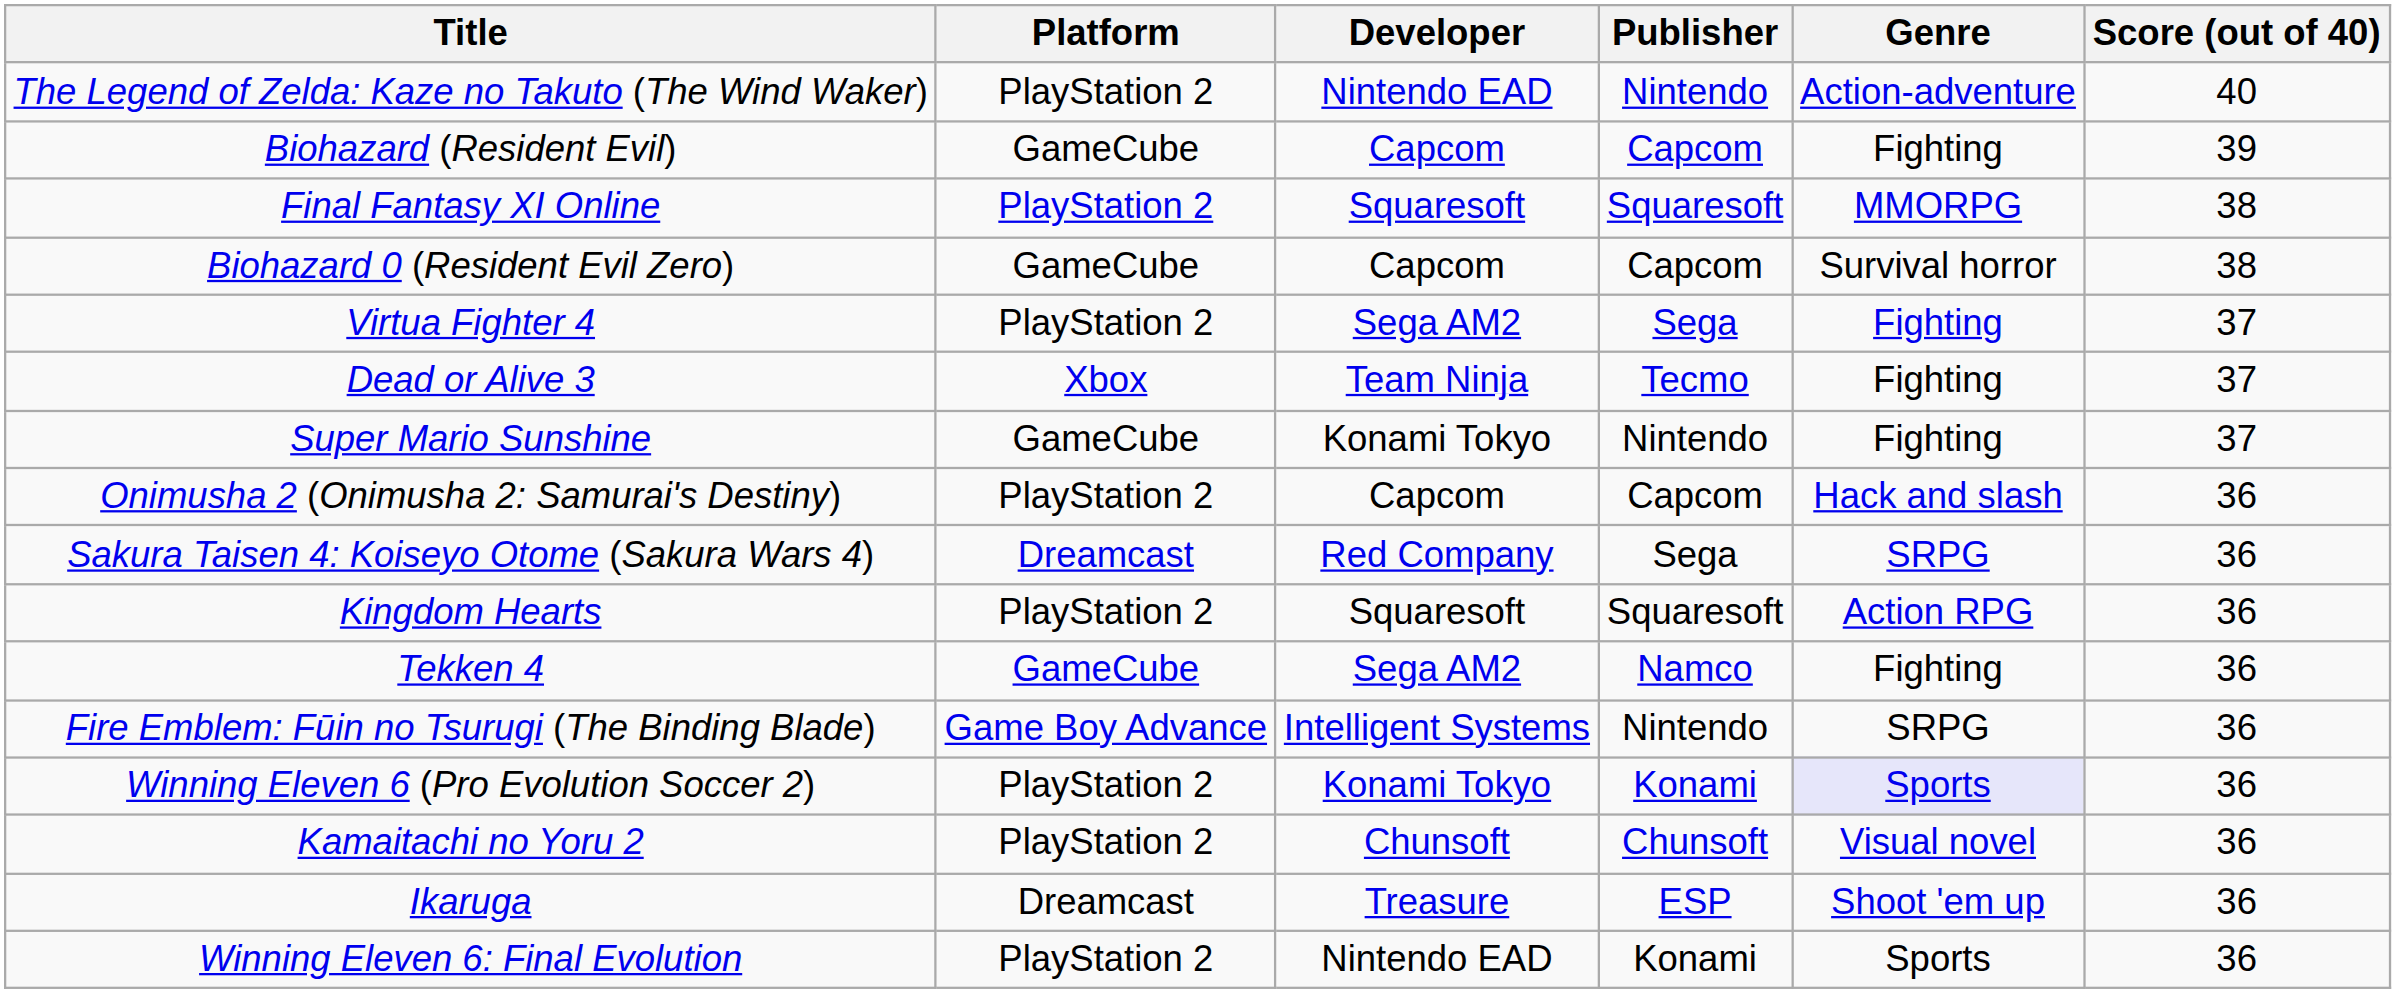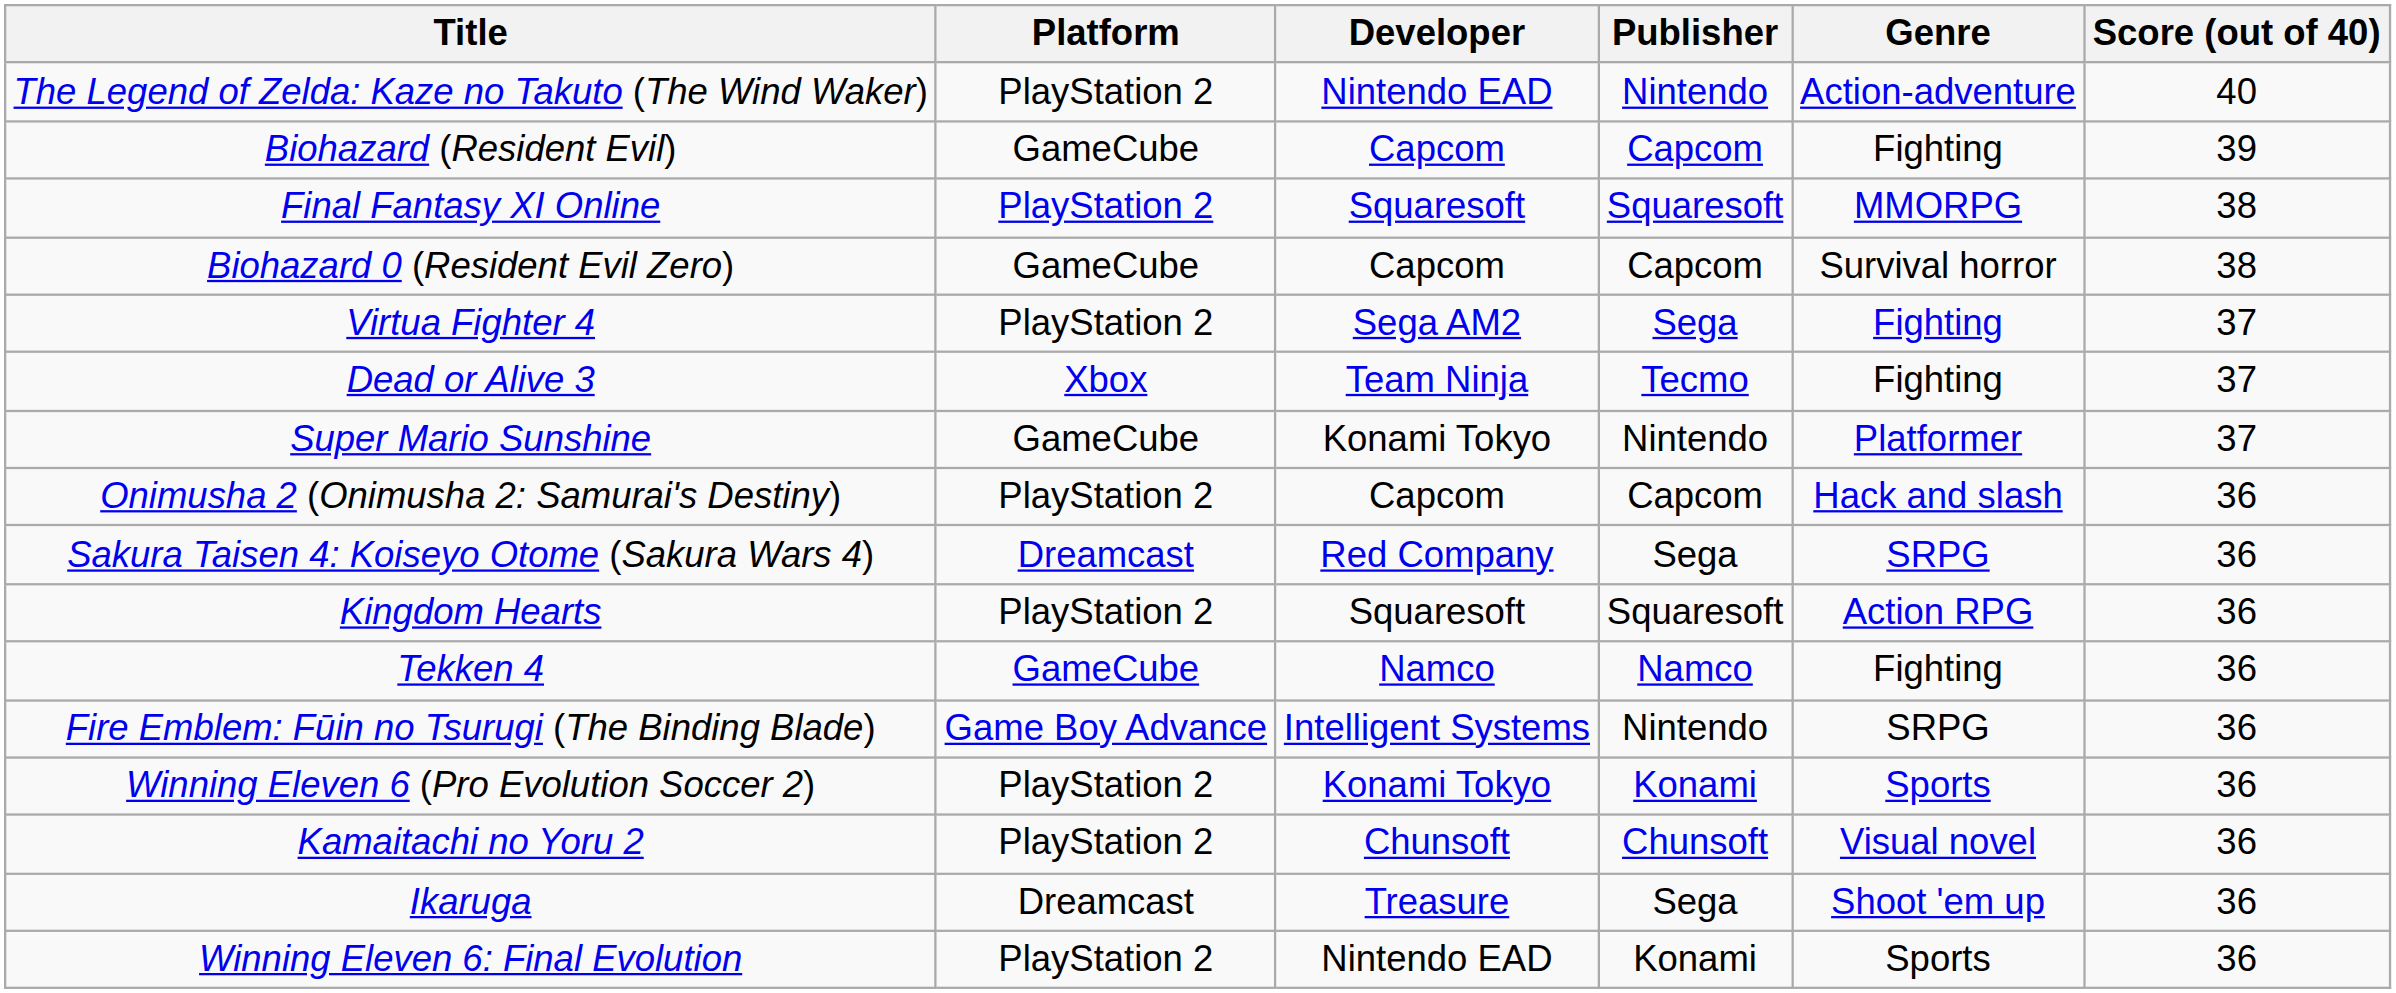(1938, 438) Fighting -> (1938, 438) Platformer
(1437, 669) Sega AM2 -> (1437, 669) Namco
(1938, 785) lavender background -> (1938, 785) no background
(1695, 901) ESP -> (1695, 901) Sega
